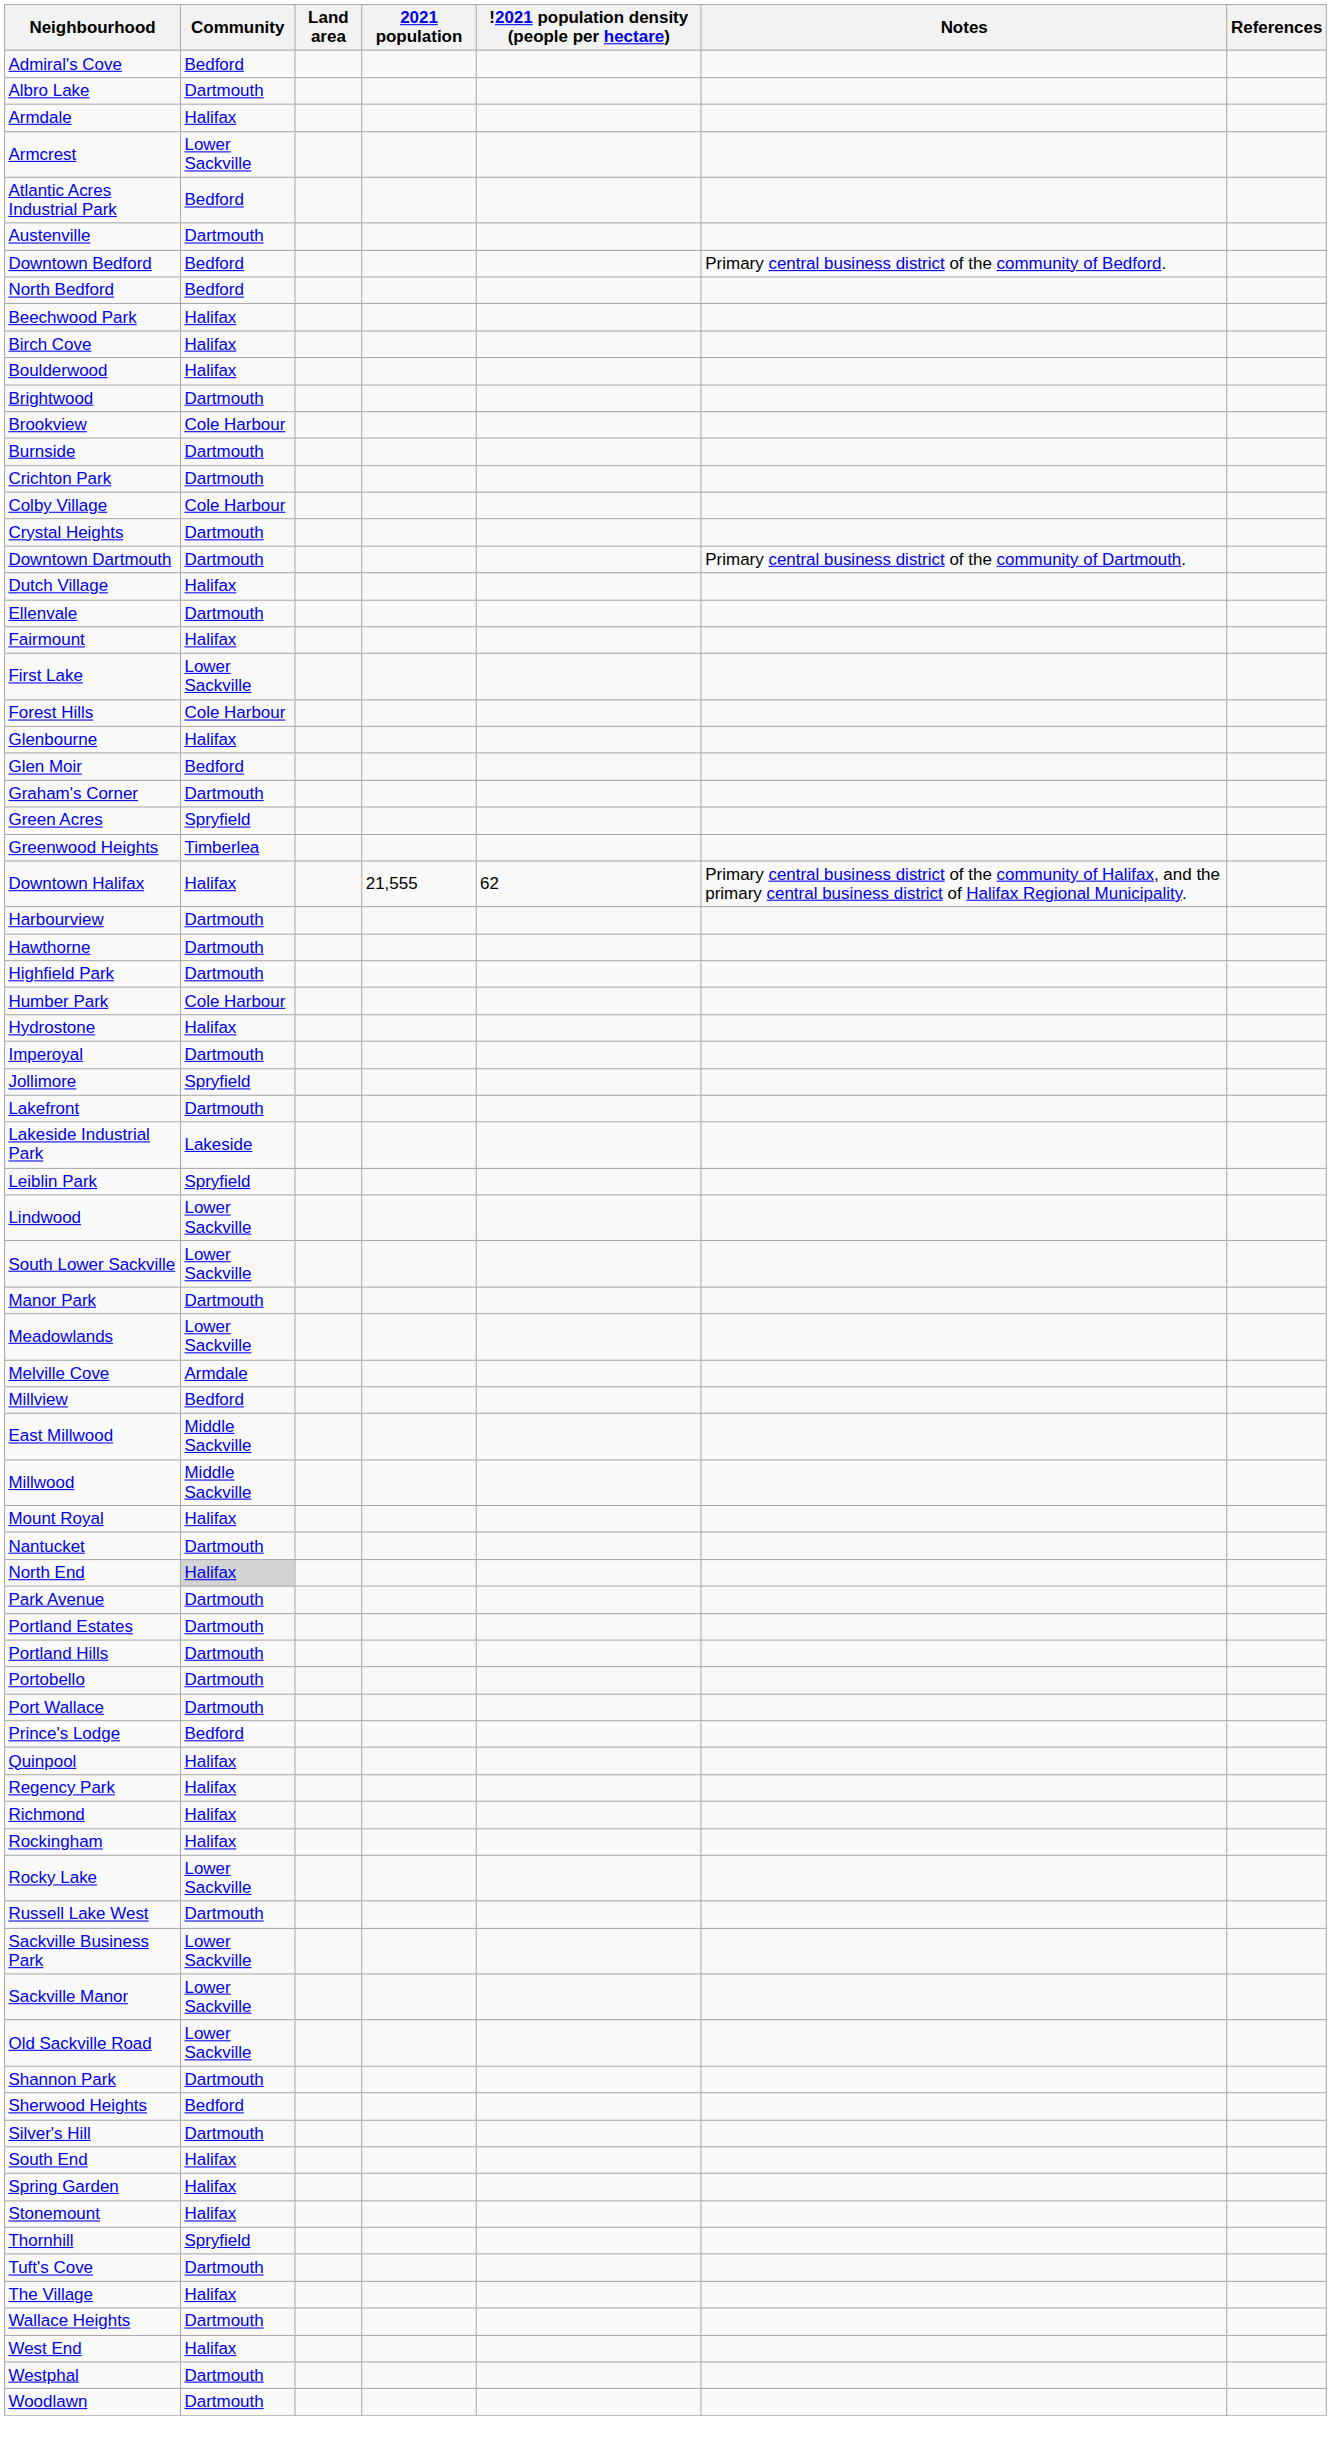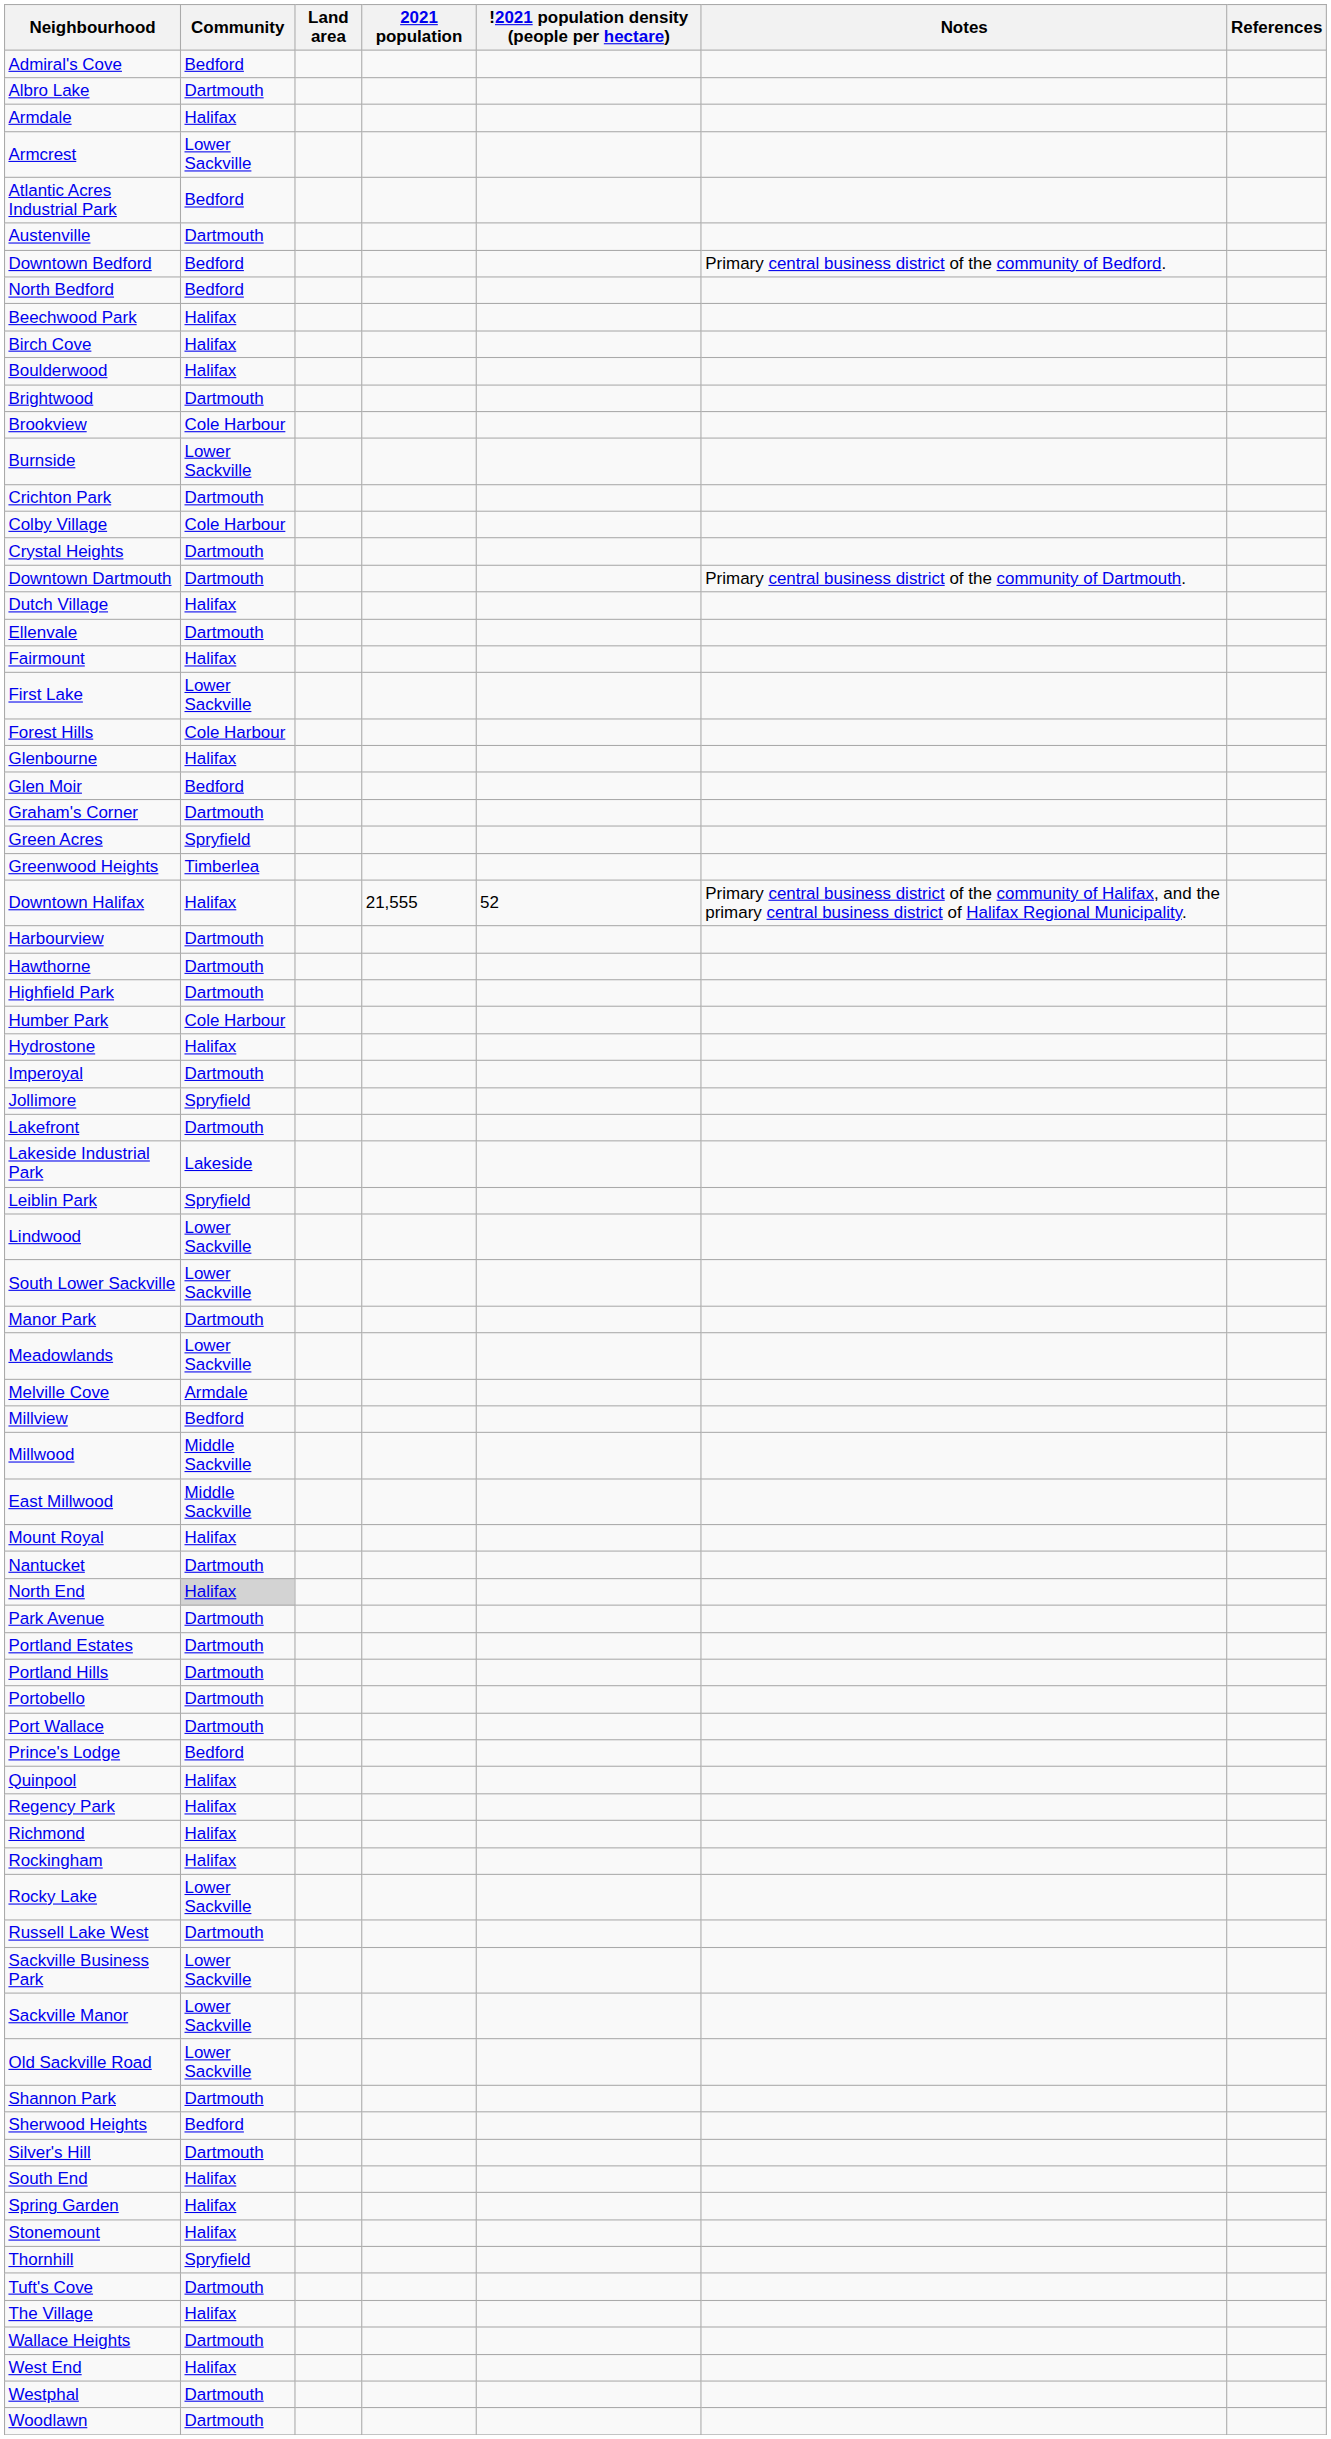(224, 451) Dartmouth -> (218, 461) Lower Sackville
(490, 883) 62 -> (490, 902) 52
rows swapped: (61, 1436) <-> (41, 1482)
